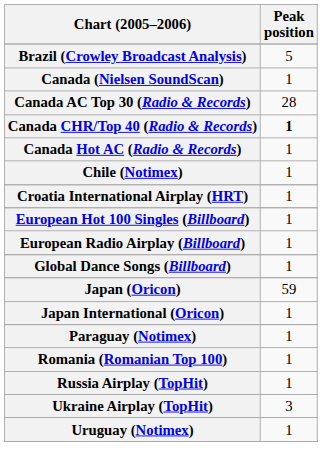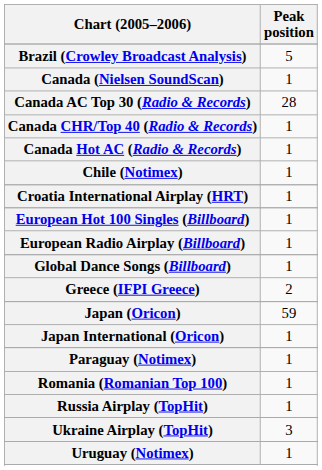(289, 126) bold -> (289, 126) normal
+ row: (133, 289)
